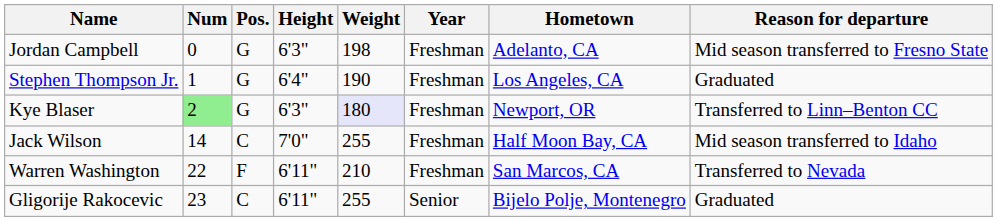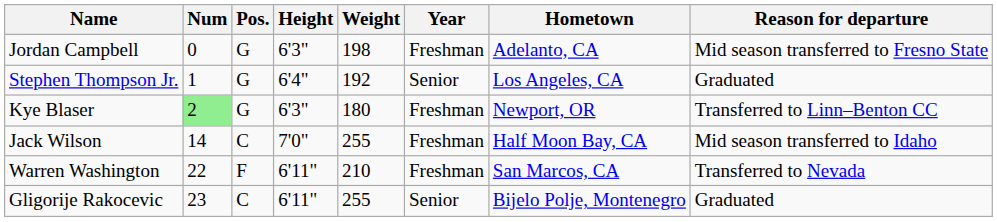(356, 79) 190 -> (356, 79) 192
(447, 79) Freshman -> (434, 79) Senior
(356, 110) lavender background -> (356, 110) no background
